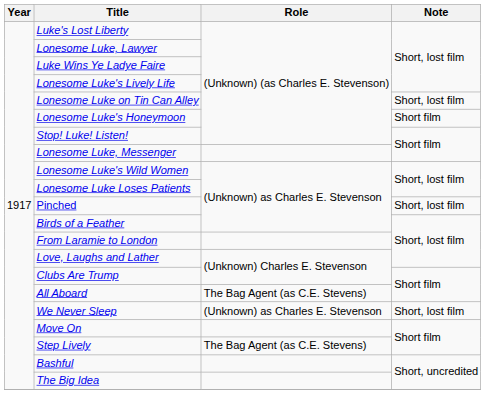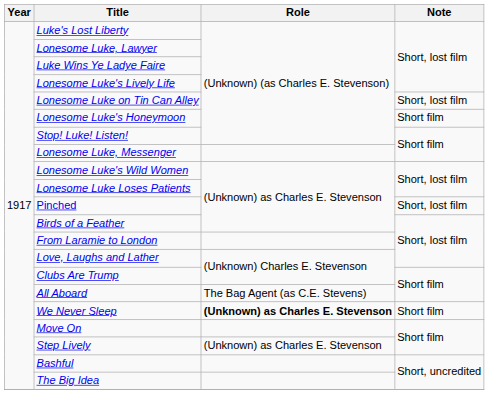(293, 310) normal -> (298, 310) bold
(429, 310) Short, lost film -> (420, 310) Short film
(285, 345) The Bag Agent (as C.E. Stevens) -> (293, 345) (Unknown) as Charles E. Stevenson
